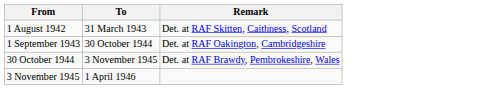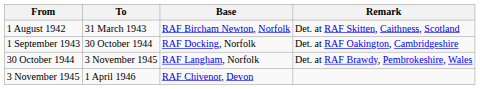+ column: (226, 12)
